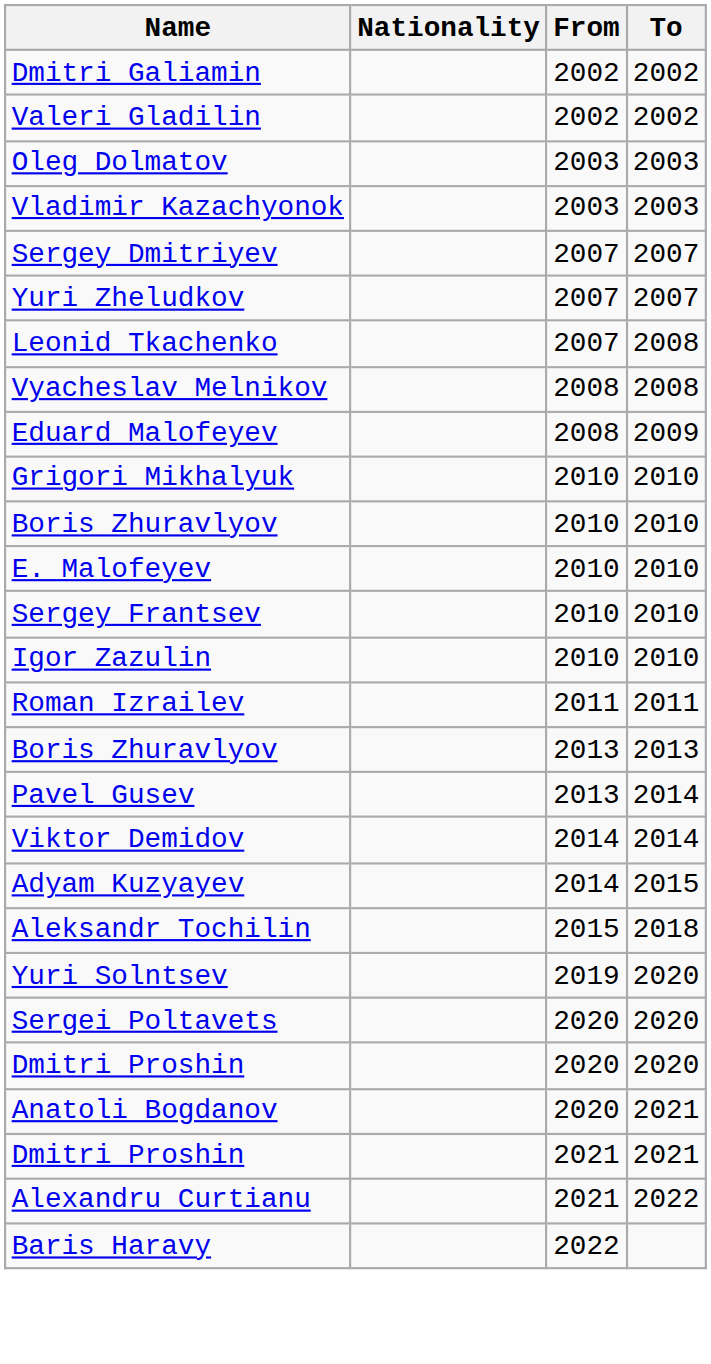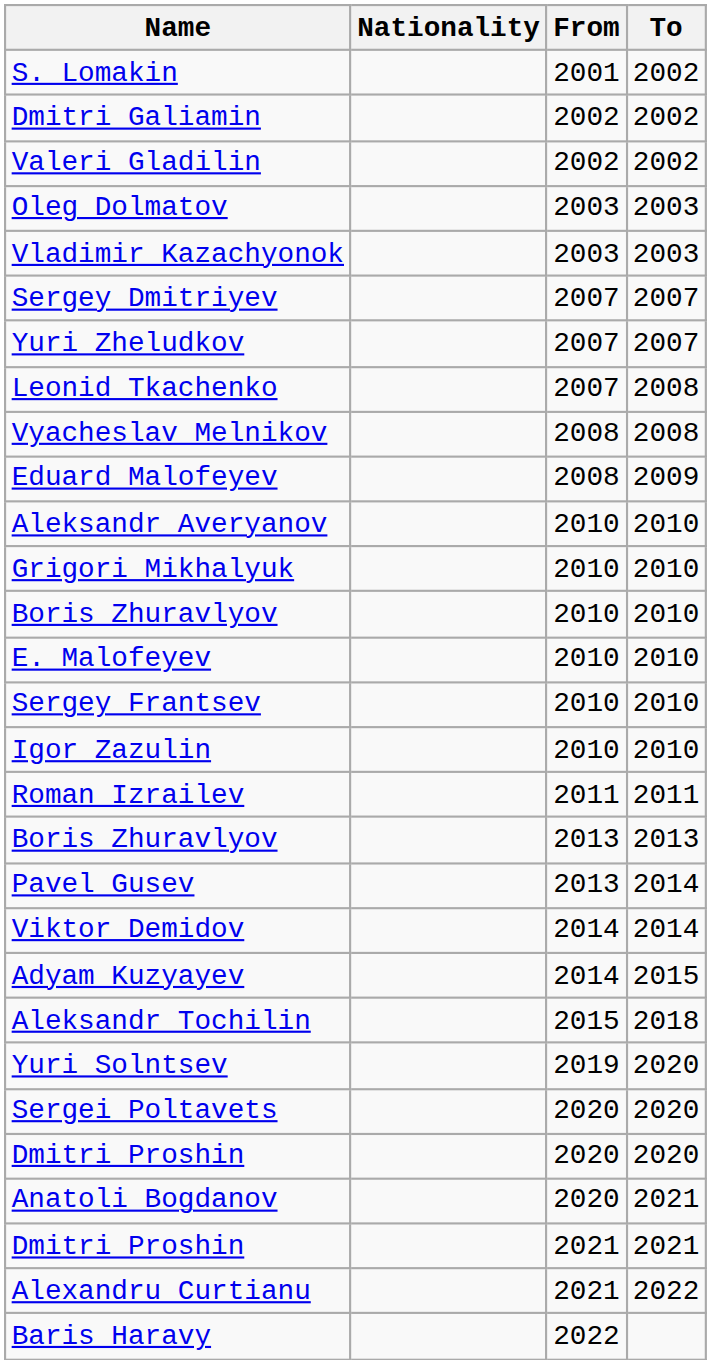+ row: (95, 73)
+ row: (170, 524)
